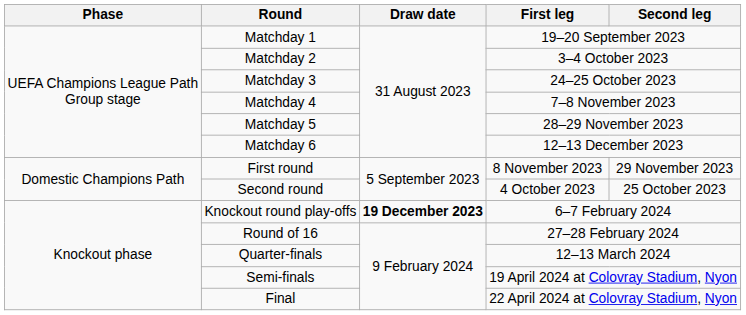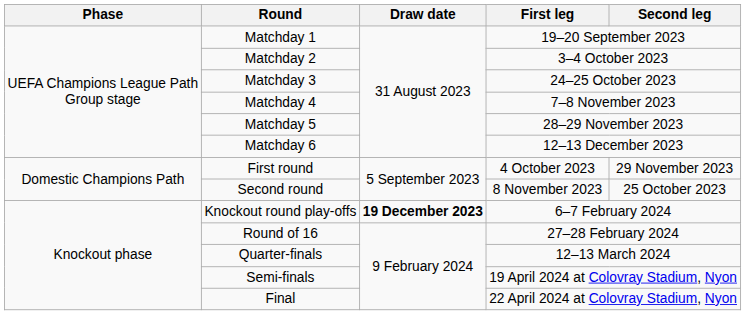(548, 168) 8 November 2023 -> (547, 168) 4 October 2023
(547, 189) 4 October 2023 -> (548, 189) 8 November 2023
